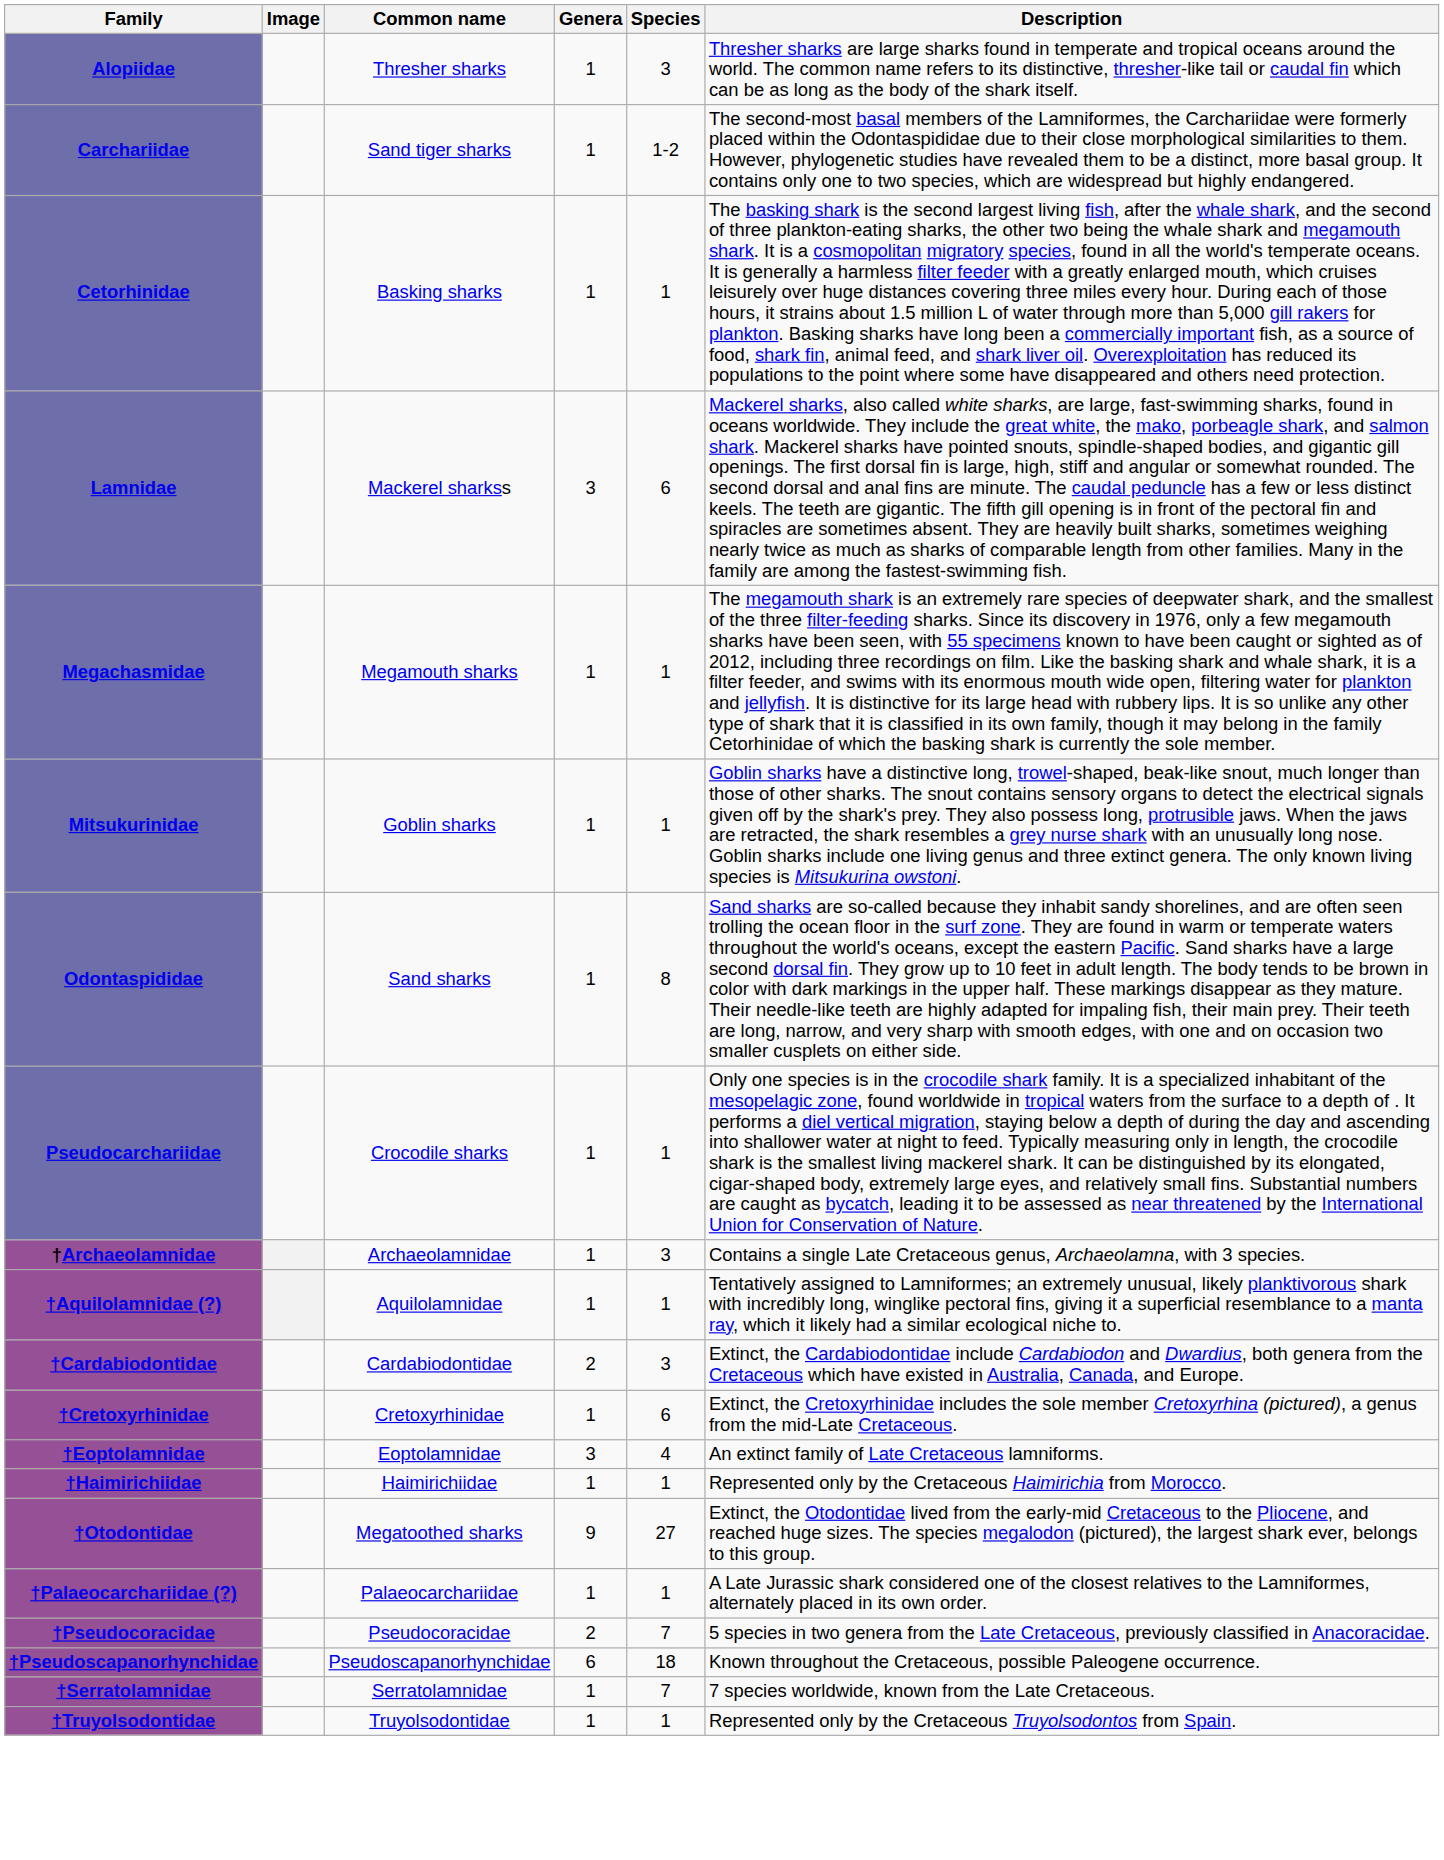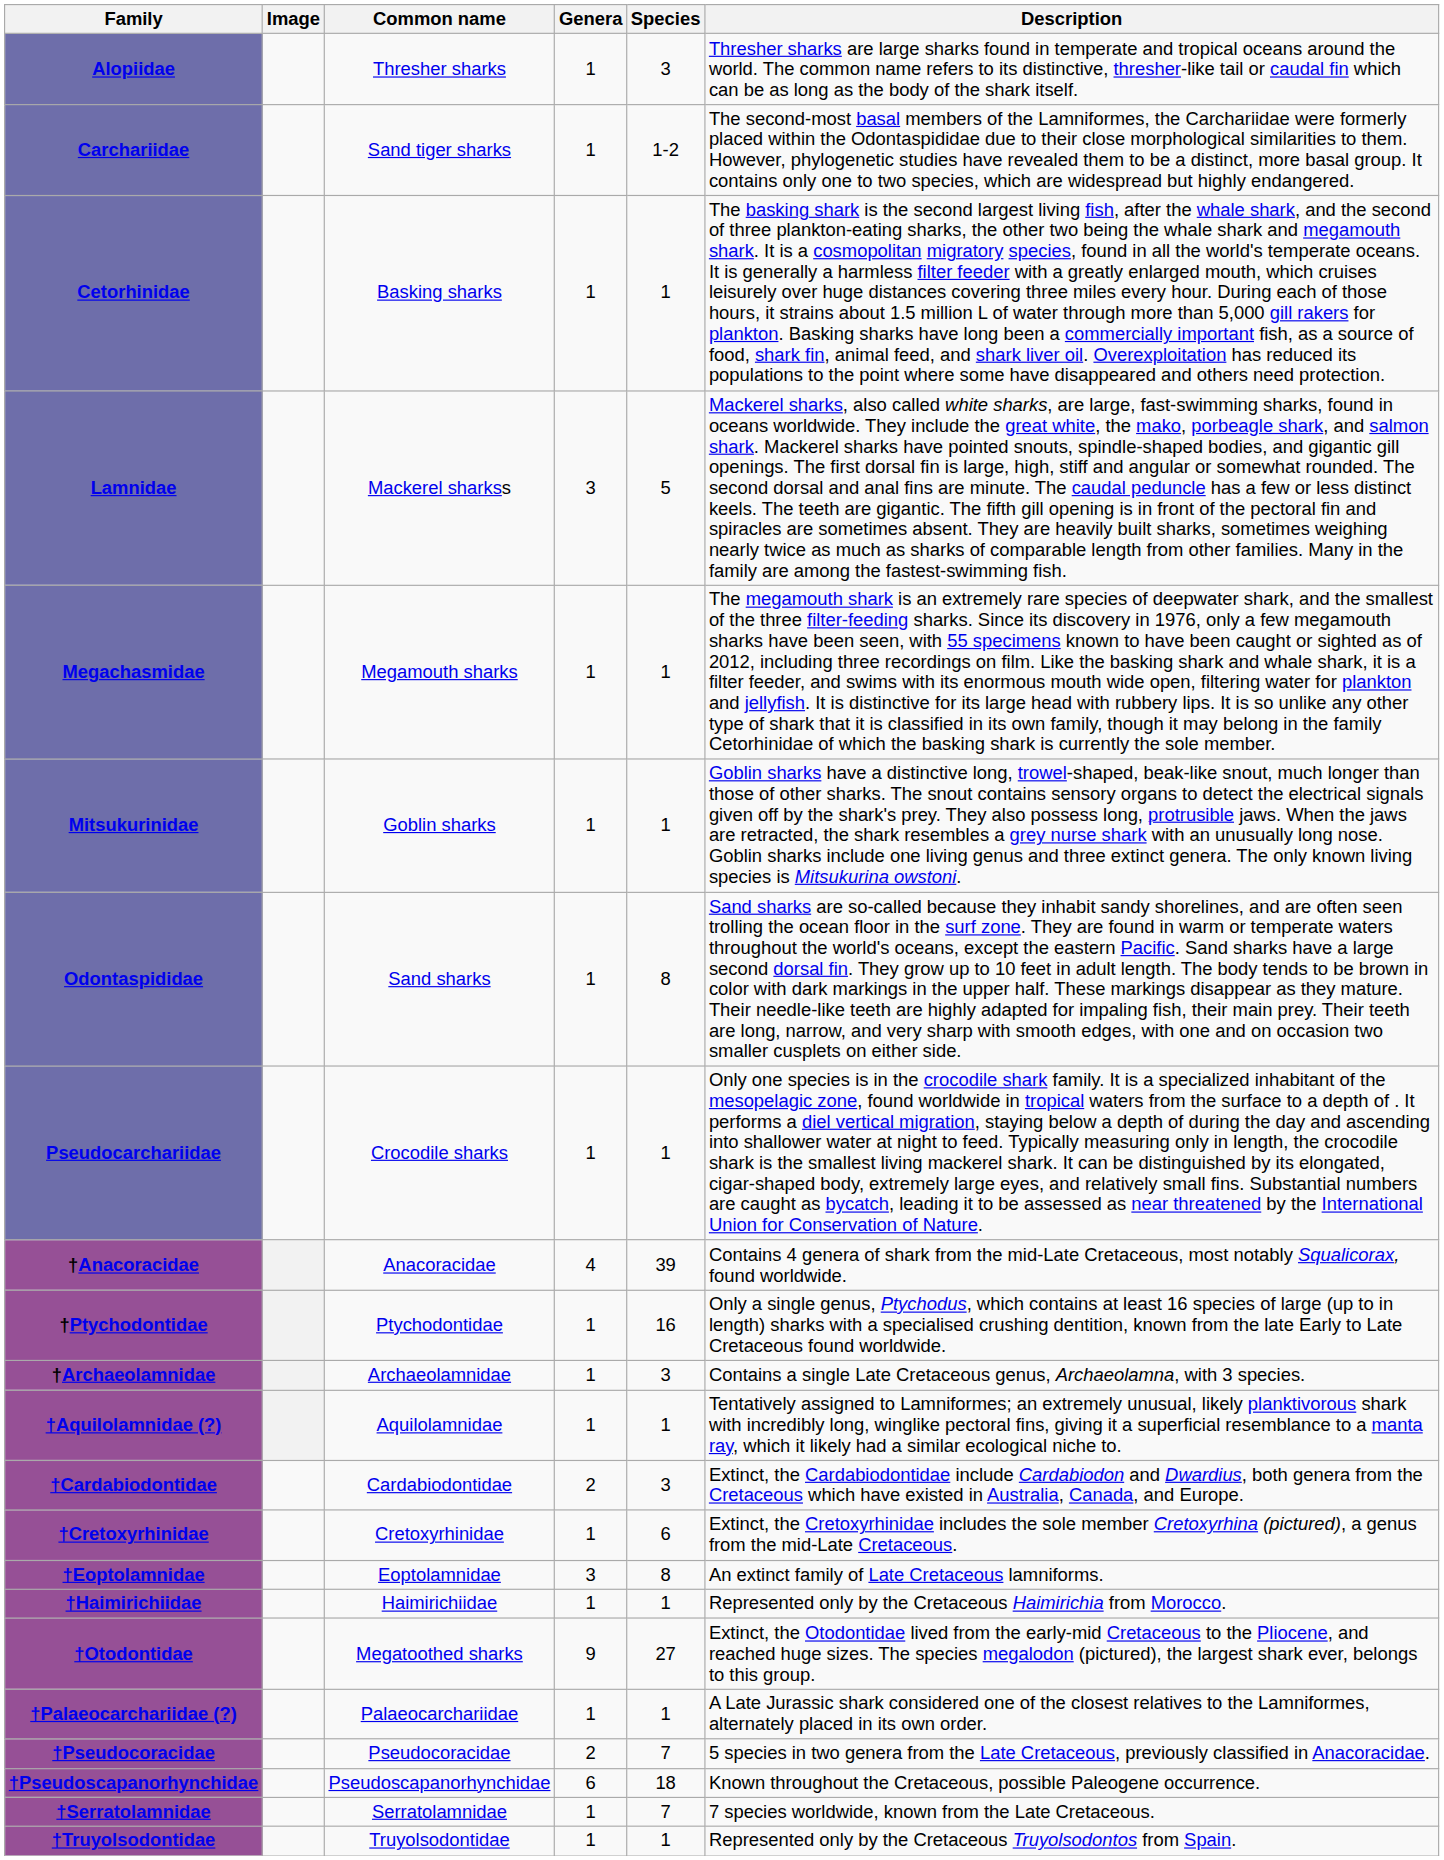(666, 487) 6 -> (666, 487) 5
+ row: (134, 1264)
+ row: (134, 1325)
(666, 1454) 4 -> (666, 1574) 8
